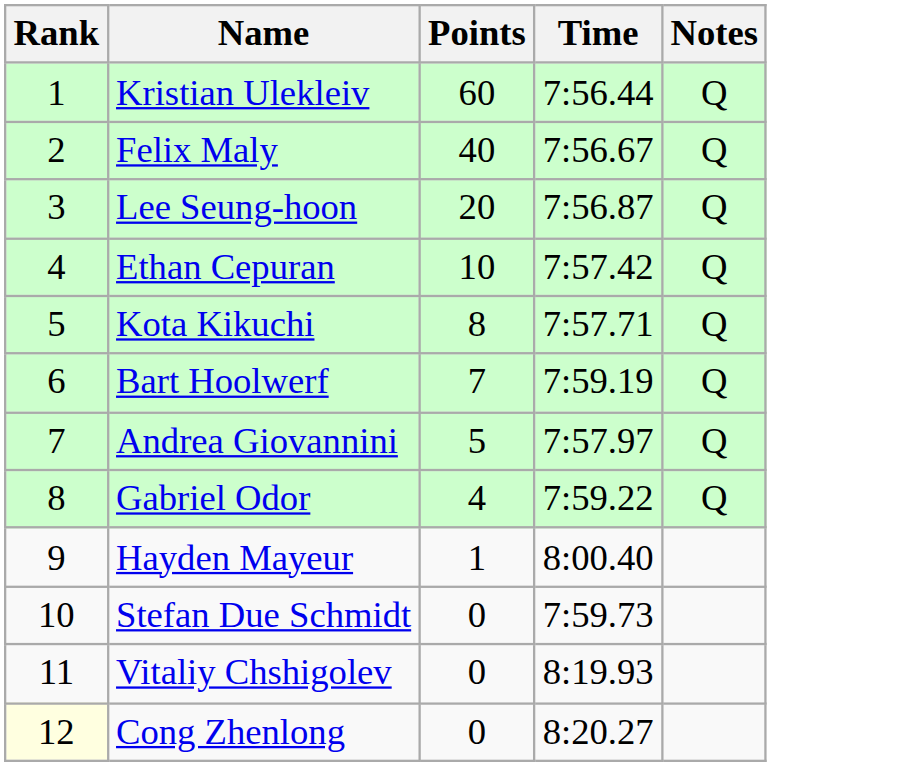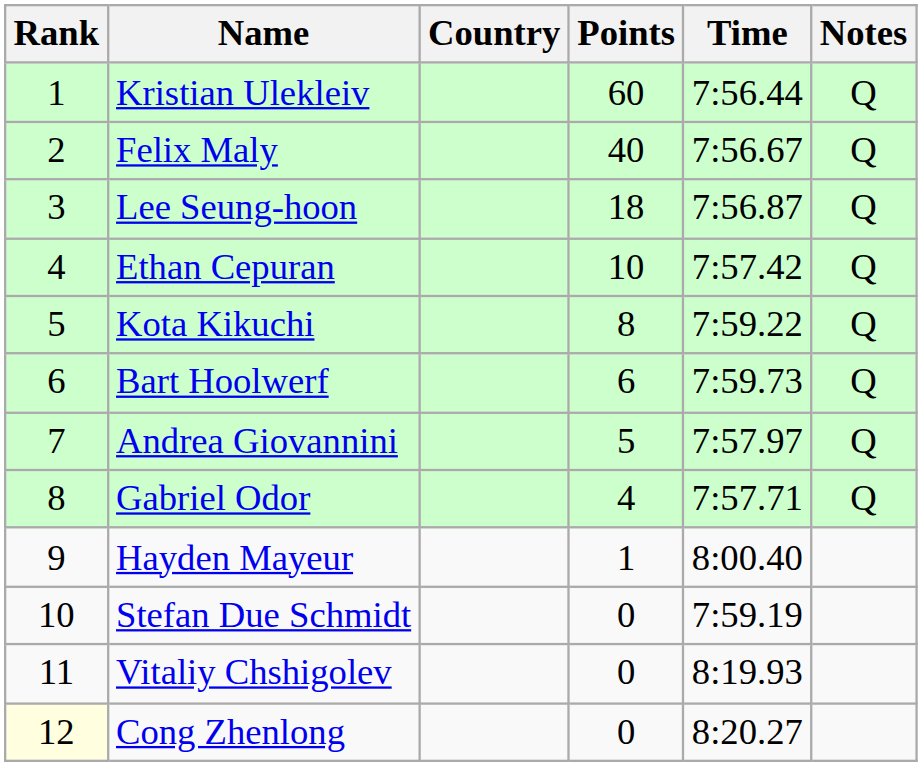+ column: (494, 33)
(477, 207) 20 -> (626, 207) 18
(598, 324) 7:57.71 -> (747, 324) 7:59.22
(477, 382) 7 -> (626, 382) 6
(598, 382) 7:59.19 -> (747, 382) 7:59.73
(598, 498) 7:59.22 -> (747, 498) 7:57.71
(598, 614) 7:59.73 -> (747, 614) 7:59.19
